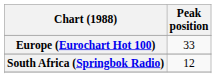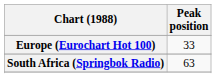(189, 63) 12 -> (189, 63) 63
